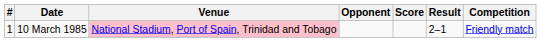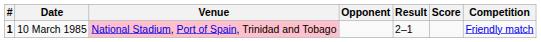columns swapped: (410, 12) <-> (445, 12)
(10, 29) normal -> (10, 29) bold
